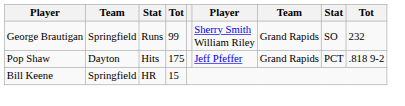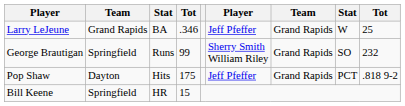+ row: (38, 30)
